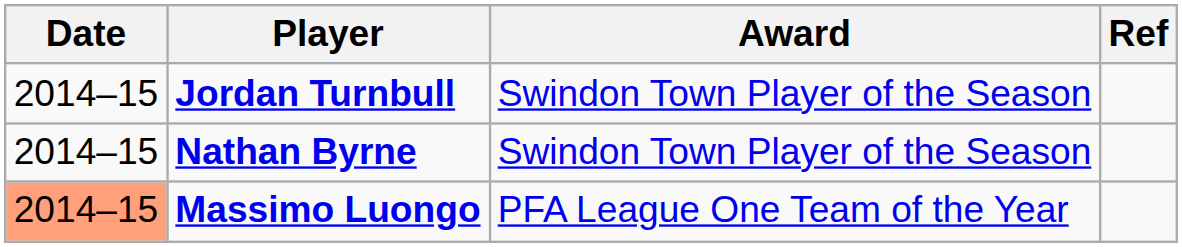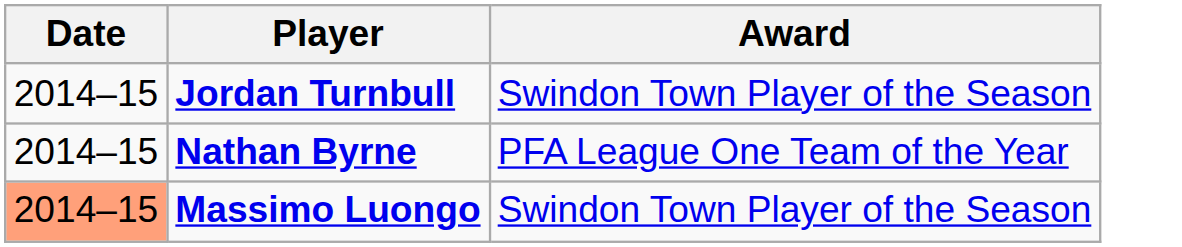- column: (1138, 33)
(795, 151) Swindon Town Player of the Season -> (783, 151) PFA League One Team of the Year
(783, 210) PFA League One Team of the Year -> (795, 210) Swindon Town Player of the Season
